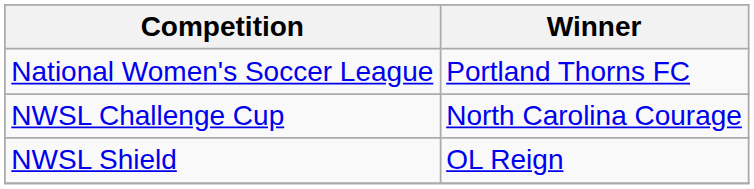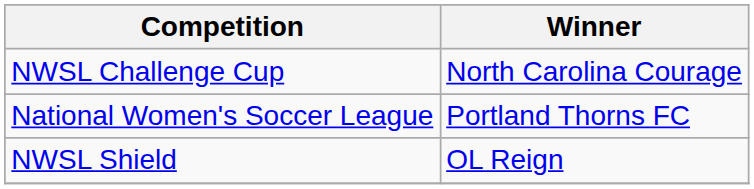rows swapped: (148, 115) <-> (222, 71)
